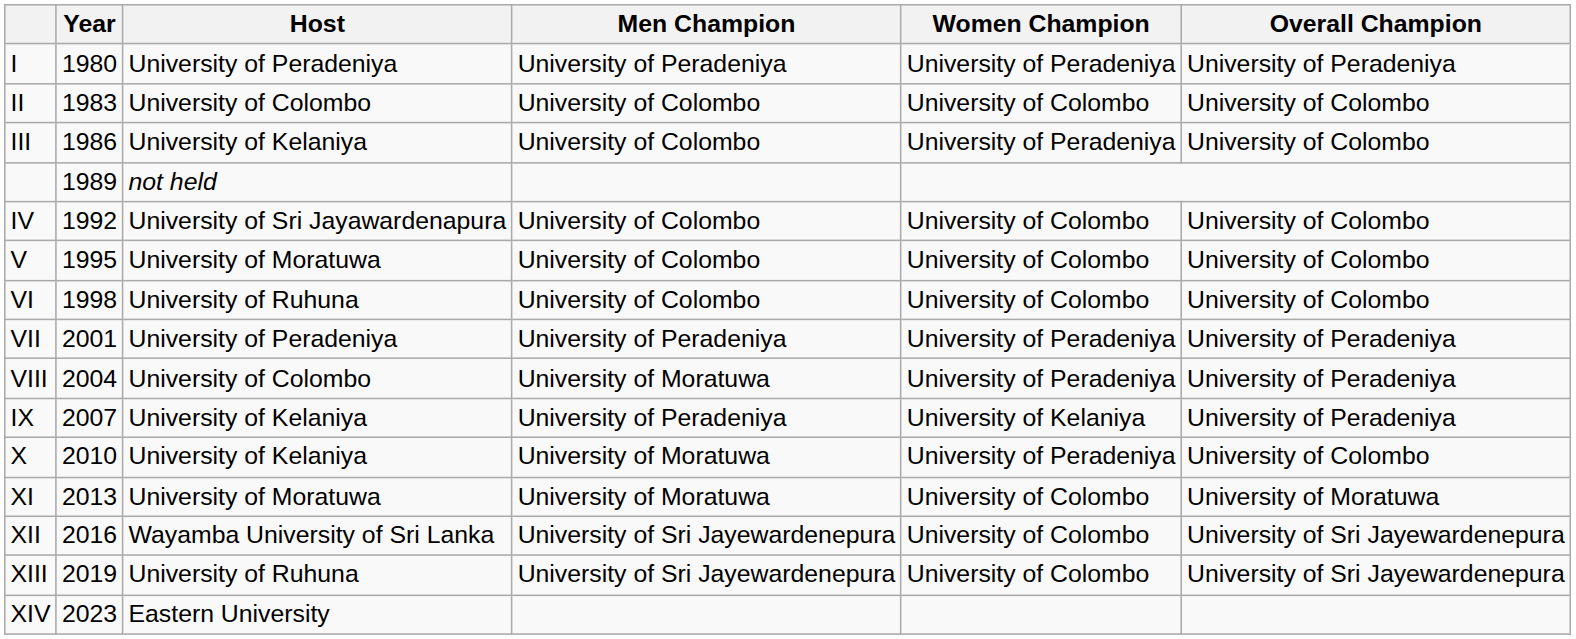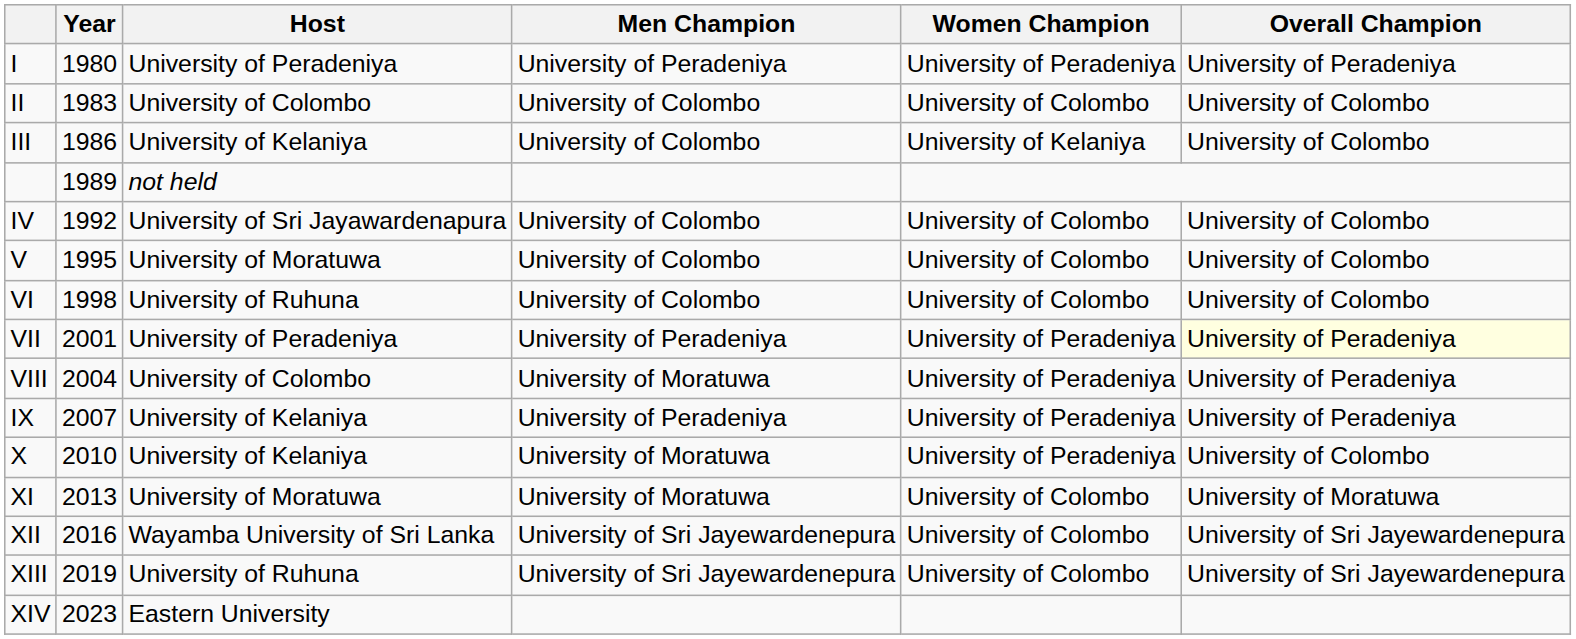(1041, 142) University of Peradeniya -> (1026, 142) University of Kelaniya
(1321, 338) no background -> (1321, 338) lightyellow background
(1026, 417) University of Kelaniya -> (1041, 417) University of Peradeniya
